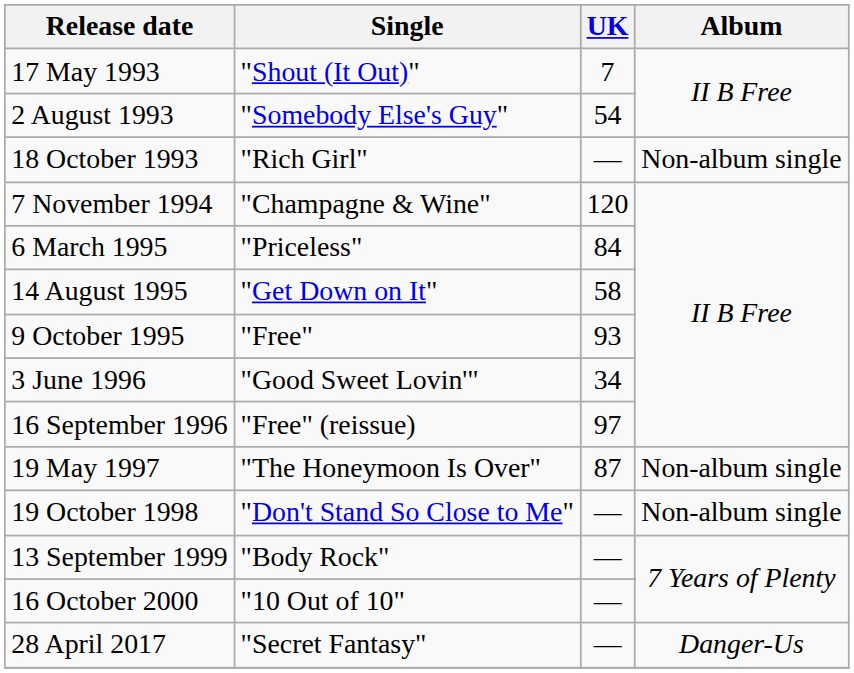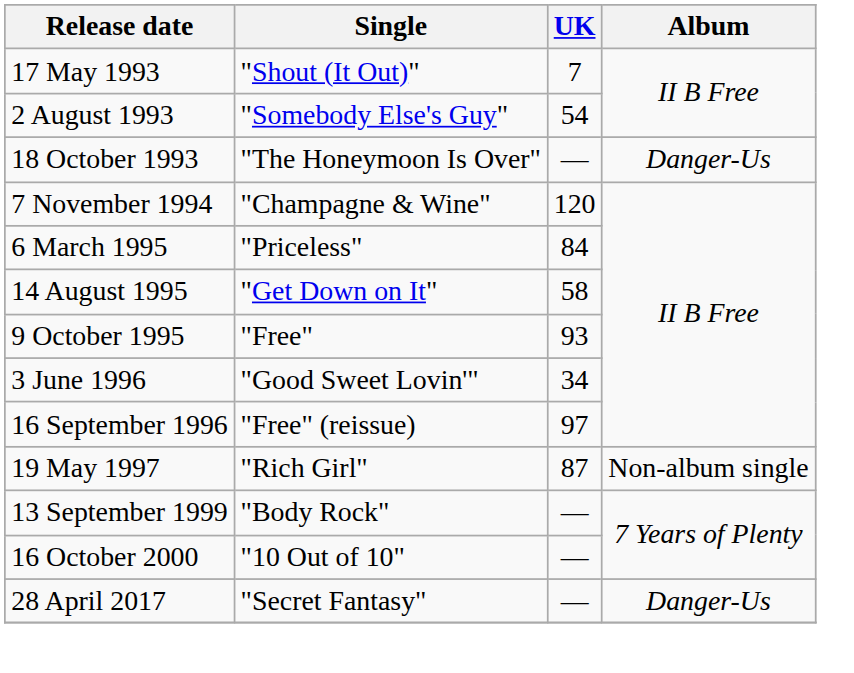(304, 159) "Rich Girl" -> (391, 159) "The Honeymoon Is Over"
(741, 159) Non-album single -> (708, 159) Danger-Us
(391, 468) "The Honeymoon Is Over" -> (304, 468) "Rich Girl"
- row: (105, 512)
